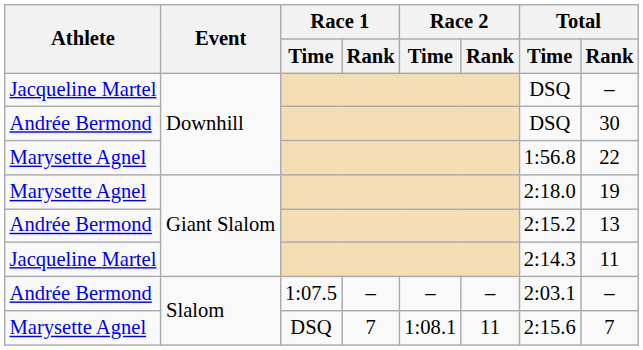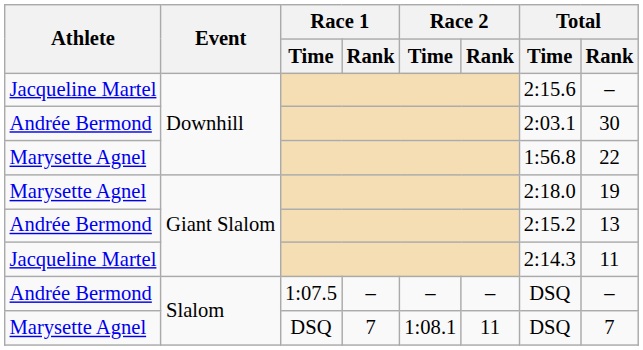(550, 89) DSQ -> (550, 89) 2:15.6
(550, 123) DSQ -> (550, 123) 2:03.1
(550, 293) 2:03.1 -> (550, 293) DSQ
(550, 327) 2:15.6 -> (550, 327) DSQ
